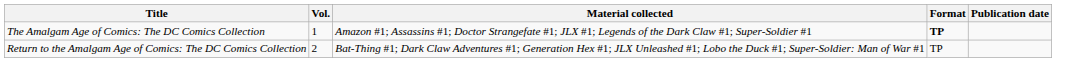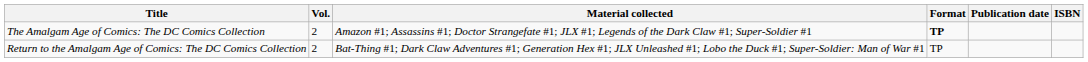+ column: (1067, 13)
(314, 31) 1 -> (314, 31) 2
